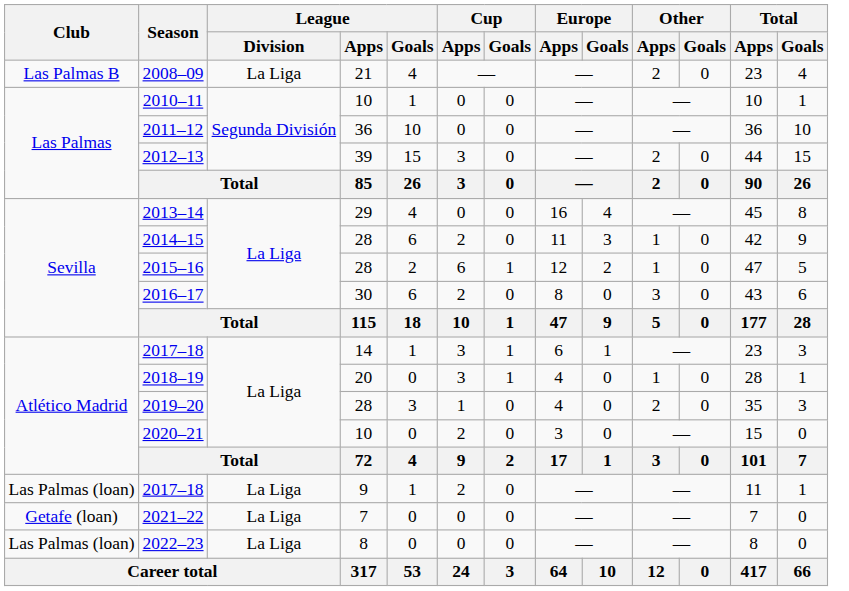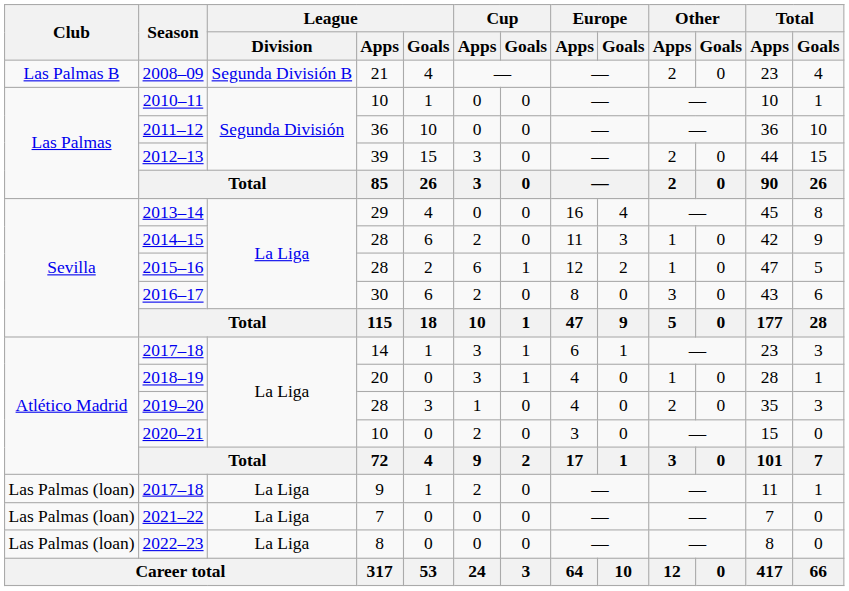(274, 73) La Liga -> (282, 73) Segunda División B
(72, 516) Getafe (loan) -> (72, 516) Las Palmas (loan)
